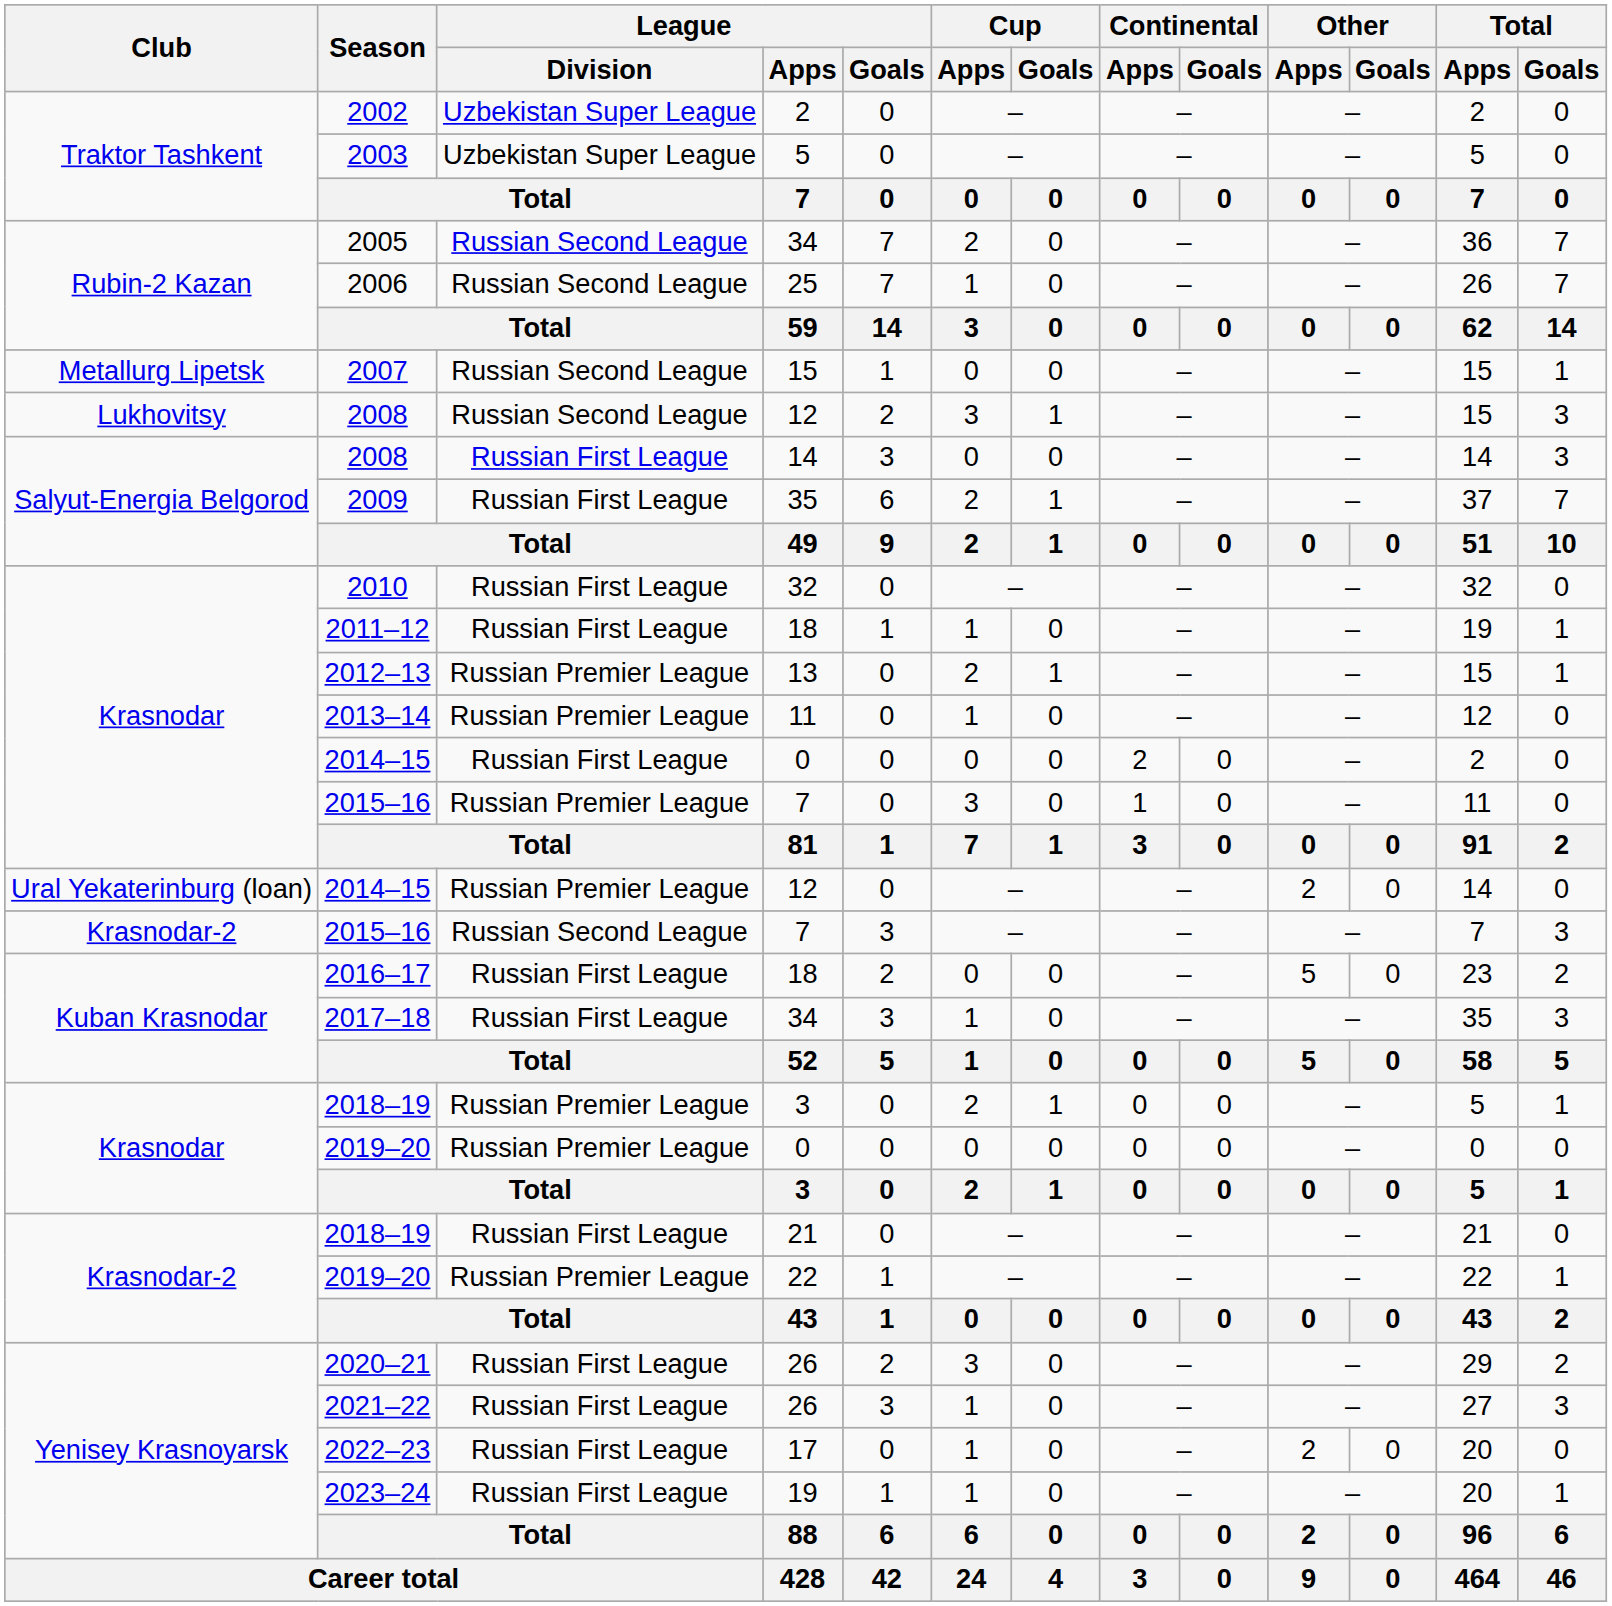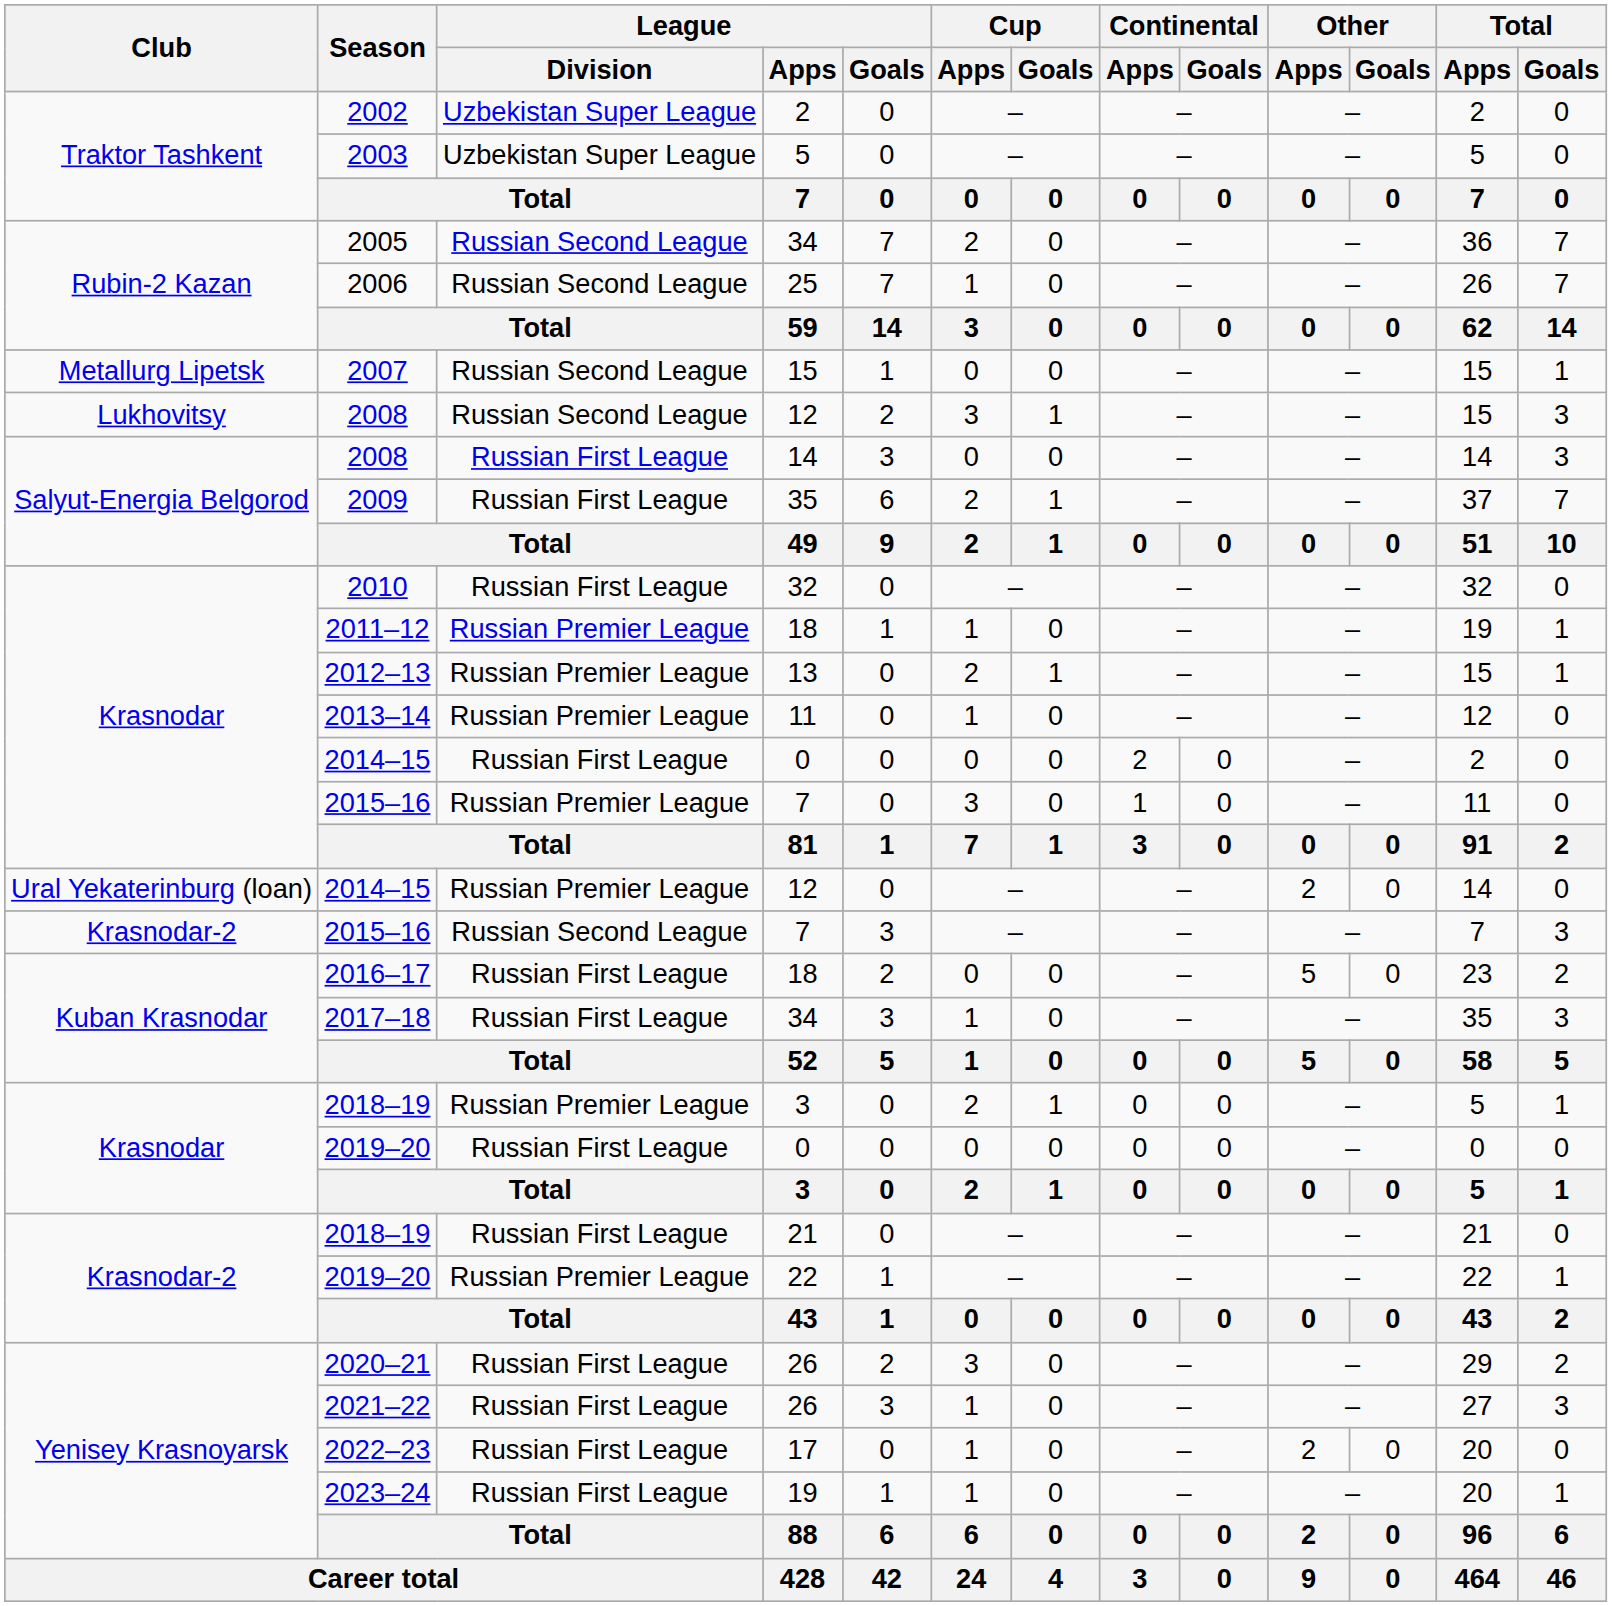(600, 629) Russian First League -> (600, 629) Russian Premier League
(600, 1147) Russian Premier League -> (600, 1147) Russian First League
